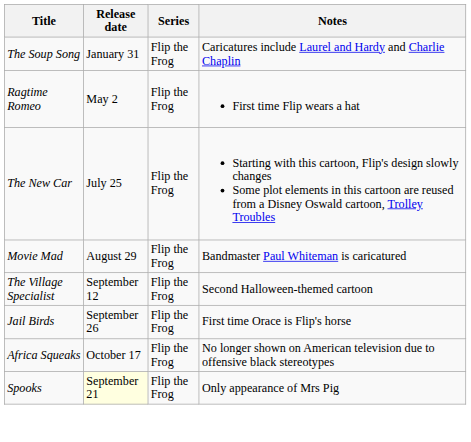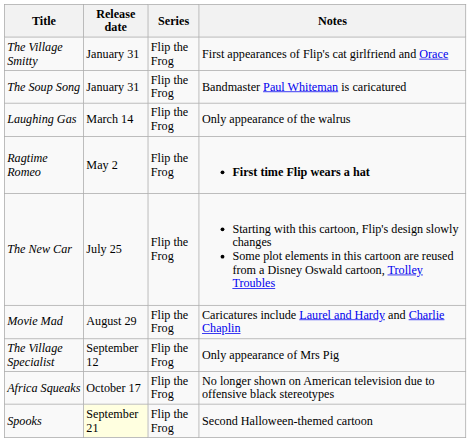+ row: (35, 53)
(323, 53) Caricatures include Laurel and Hardy and Charlie Chaplin -> (304, 86) Bandmaster Paul Whiteman is caricatured
+ row: (42, 119)
(332, 106) normal -> (332, 172) bold
(304, 256) Bandmaster Paul Whiteman is caricatured -> (323, 322) Caricatures include Laurel and Hardy and Charlie Chaplin
(287, 289) Second Halloween-themed cartoon -> (271, 355) Only appearance of Mrs Pig
- row: (31, 322)
(271, 388) Only appearance of Mrs Pig -> (287, 421) Second Halloween-themed cartoon
